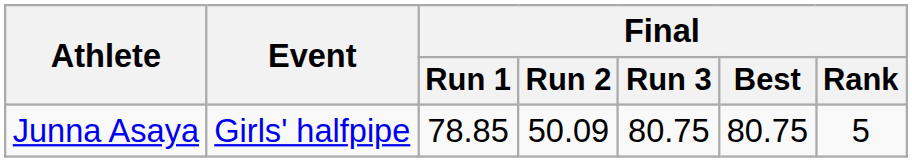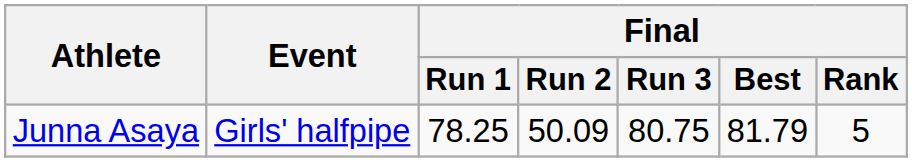(468, 131) 78.85 -> (468, 131) 78.25
(767, 131) 80.75 -> (767, 131) 81.79
